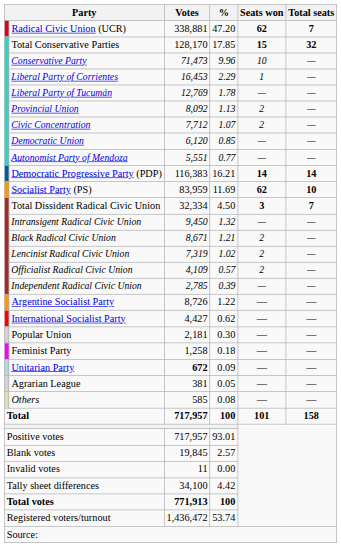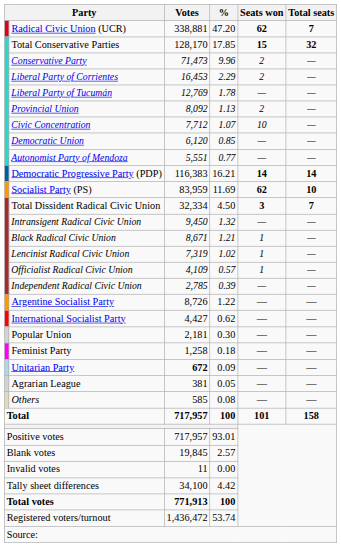(262, 61) 10 -> (262, 61) 2
(262, 77) 1 -> (262, 77) 2
(262, 125) 2 -> (262, 125) 10
(262, 238) 2 -> (262, 238) 1
(262, 254) 2 -> (262, 254) 1
(262, 270) 2 -> (262, 270) 1
